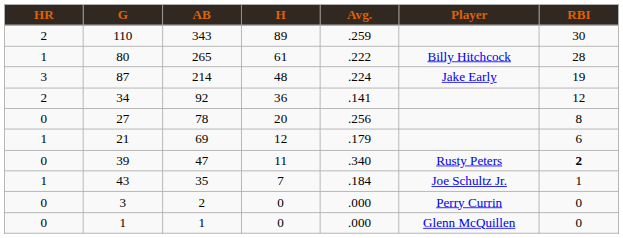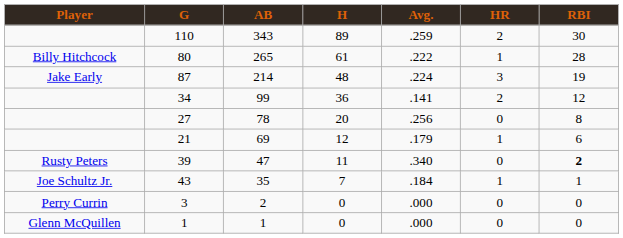columns swapped: (469, 14) <-> (44, 14)
(202, 98) 92 -> (263, 98) 99
